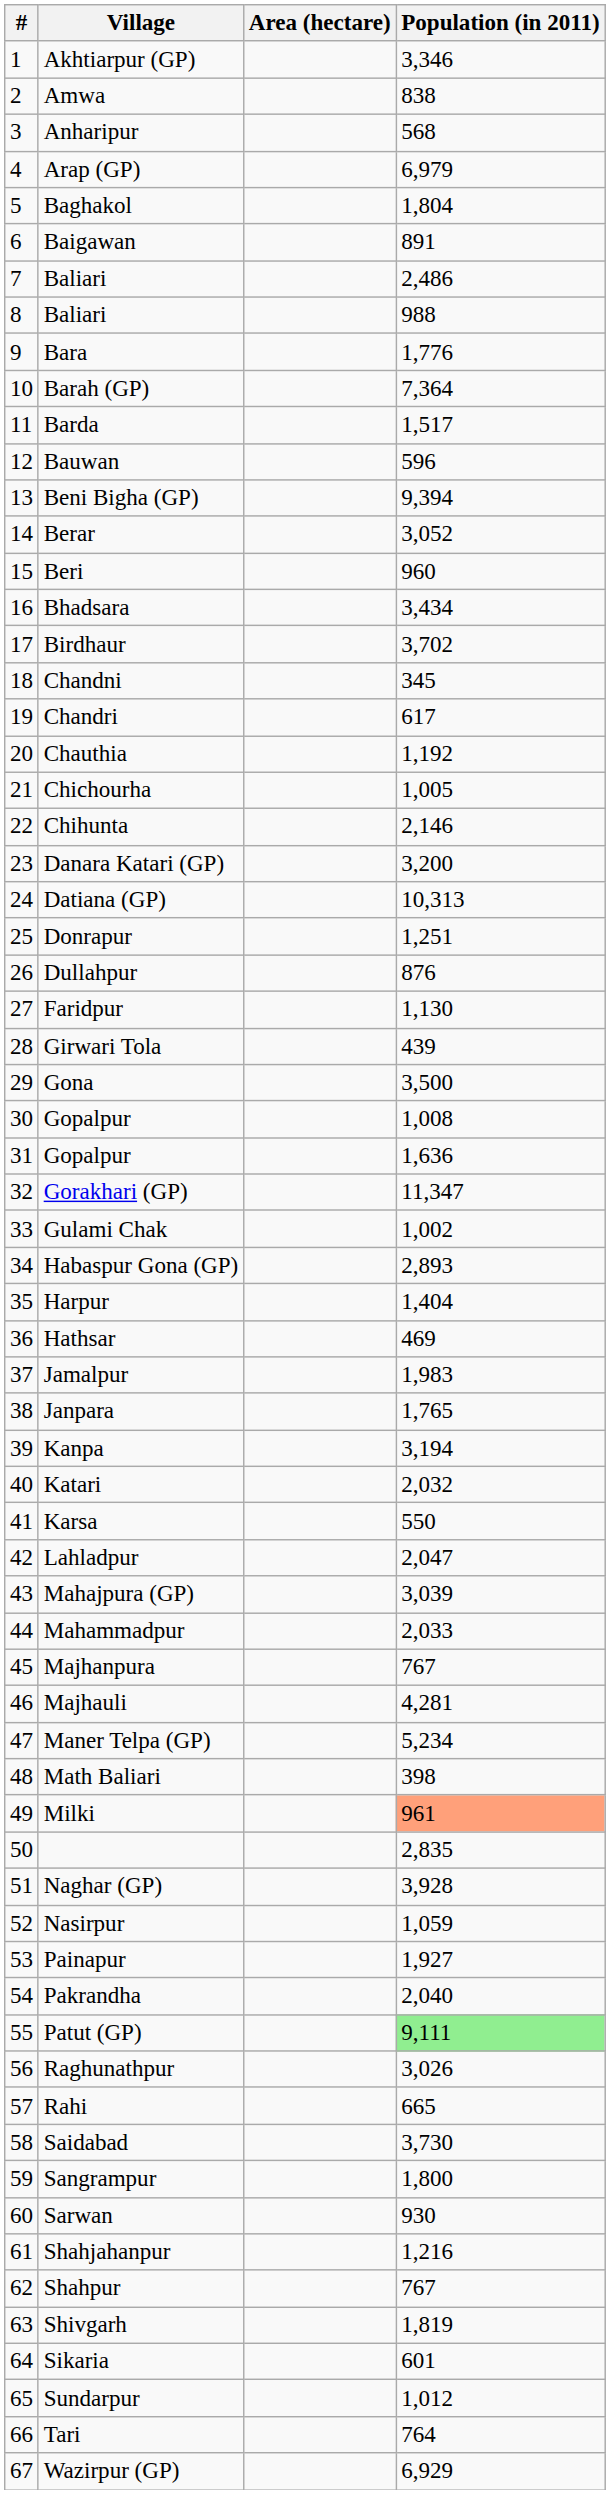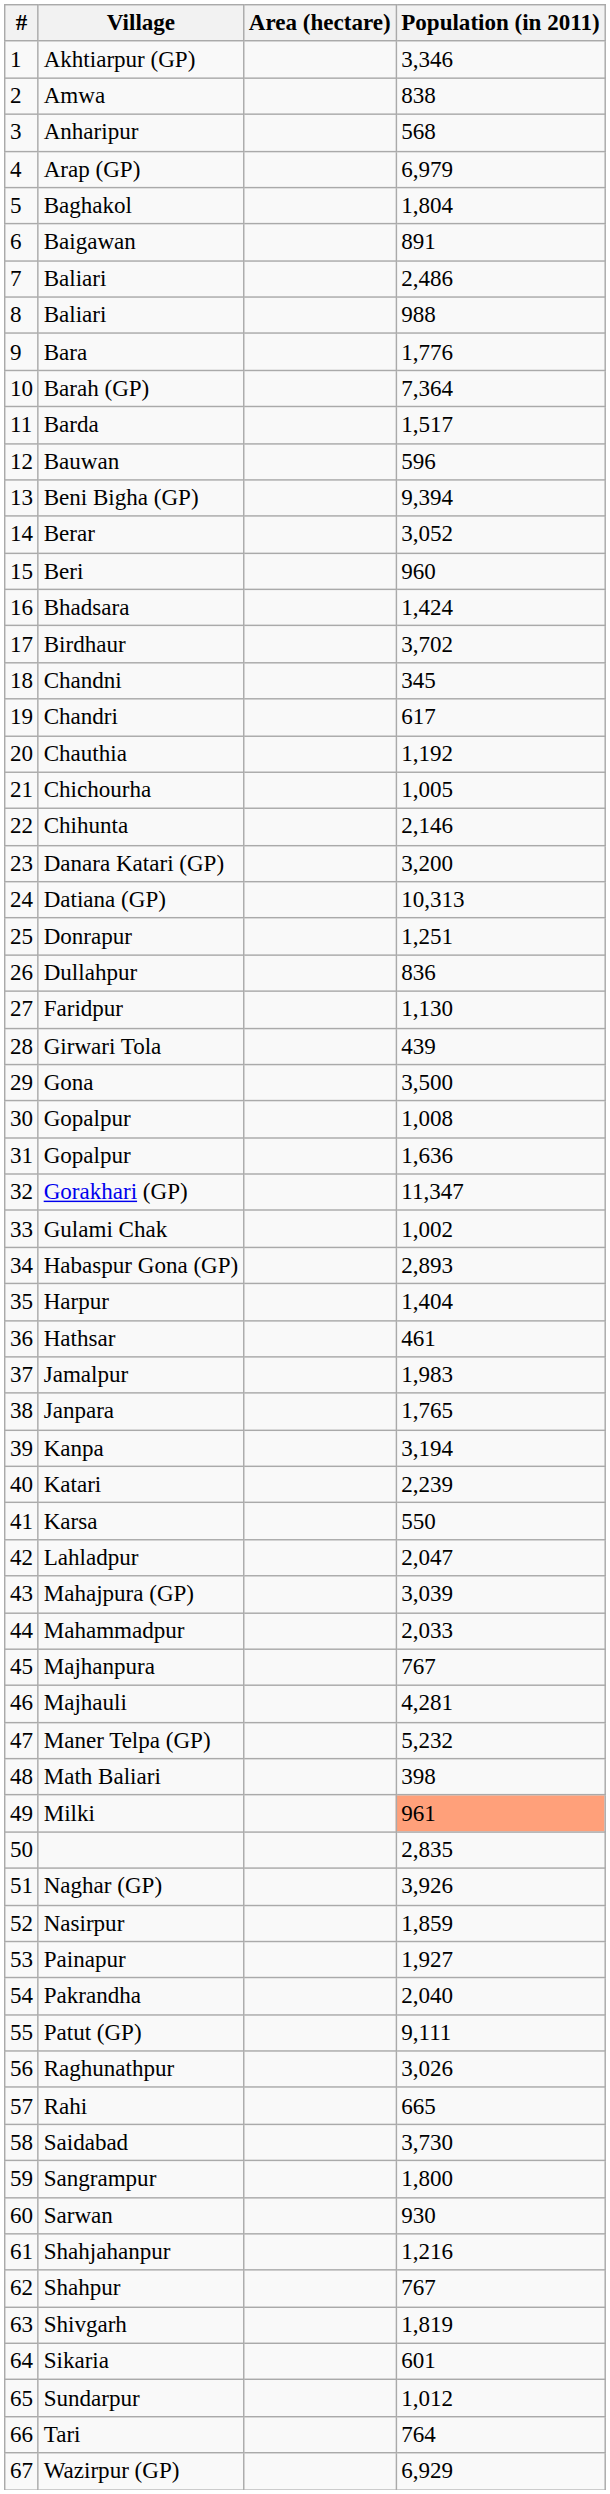(427, 607) 3,434 -> (427, 607) 1,424
(419, 972) 876 -> (419, 972) 836
(419, 1338) 469 -> (419, 1338) 461
(427, 1484) 2,032 -> (427, 1484) 2,239
(427, 1740) 5,234 -> (427, 1740) 5,232
(427, 1886) 3,928 -> (427, 1886) 3,926
(427, 1922) 1,059 -> (427, 1922) 1,859
(426, 2032) lightgreen background -> (426, 2032) no background
